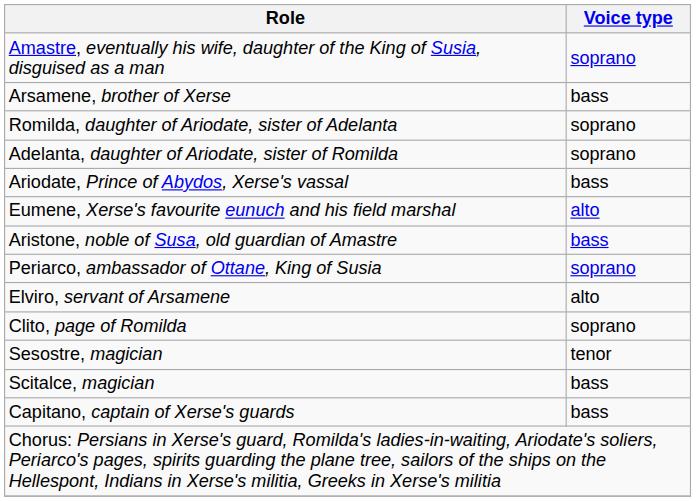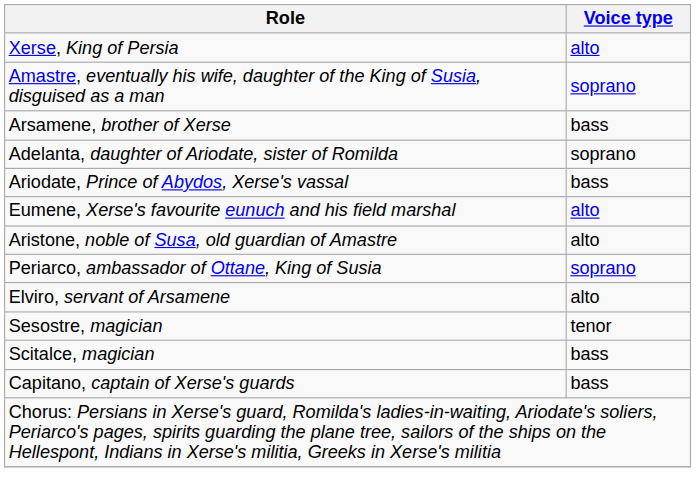+ row: (94, 47)
- row: (203, 125)
(589, 239) bass -> (585, 239) alto
- row: (98, 325)
